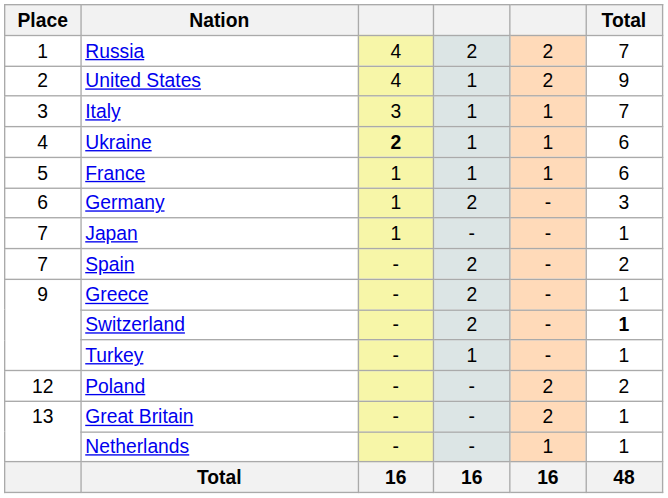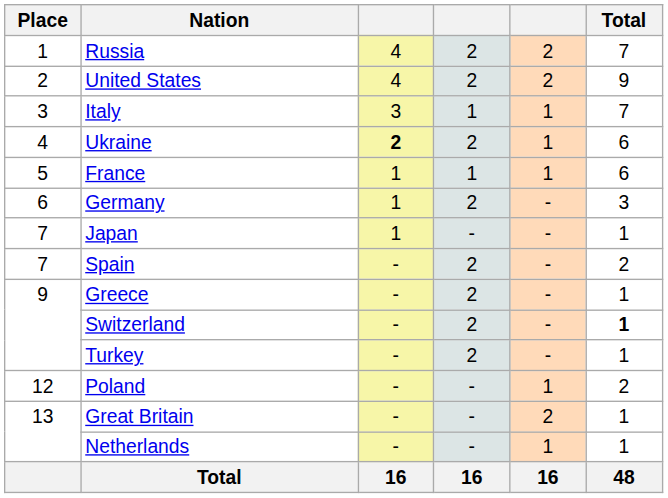(472, 81) 1 -> (472, 81) 2
(472, 142) 1 -> (472, 142) 2
(472, 356) 1 -> (472, 356) 2
(548, 386) 2 -> (548, 386) 1
